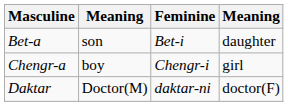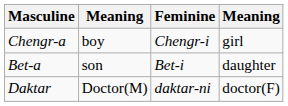rows swapped: (37, 64) <-> (24, 40)
